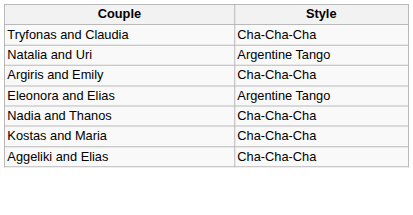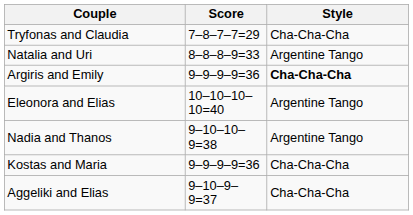+ column: (226, 14)
(277, 75) normal -> (311, 75) bold
(277, 116) Cha-Cha-Cha -> (317, 137) Argentine Tango
